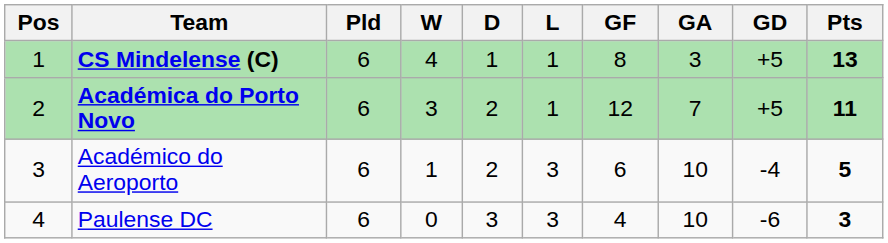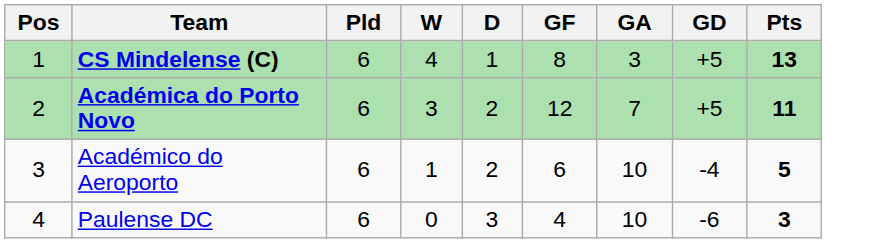- column: (552, 22)
